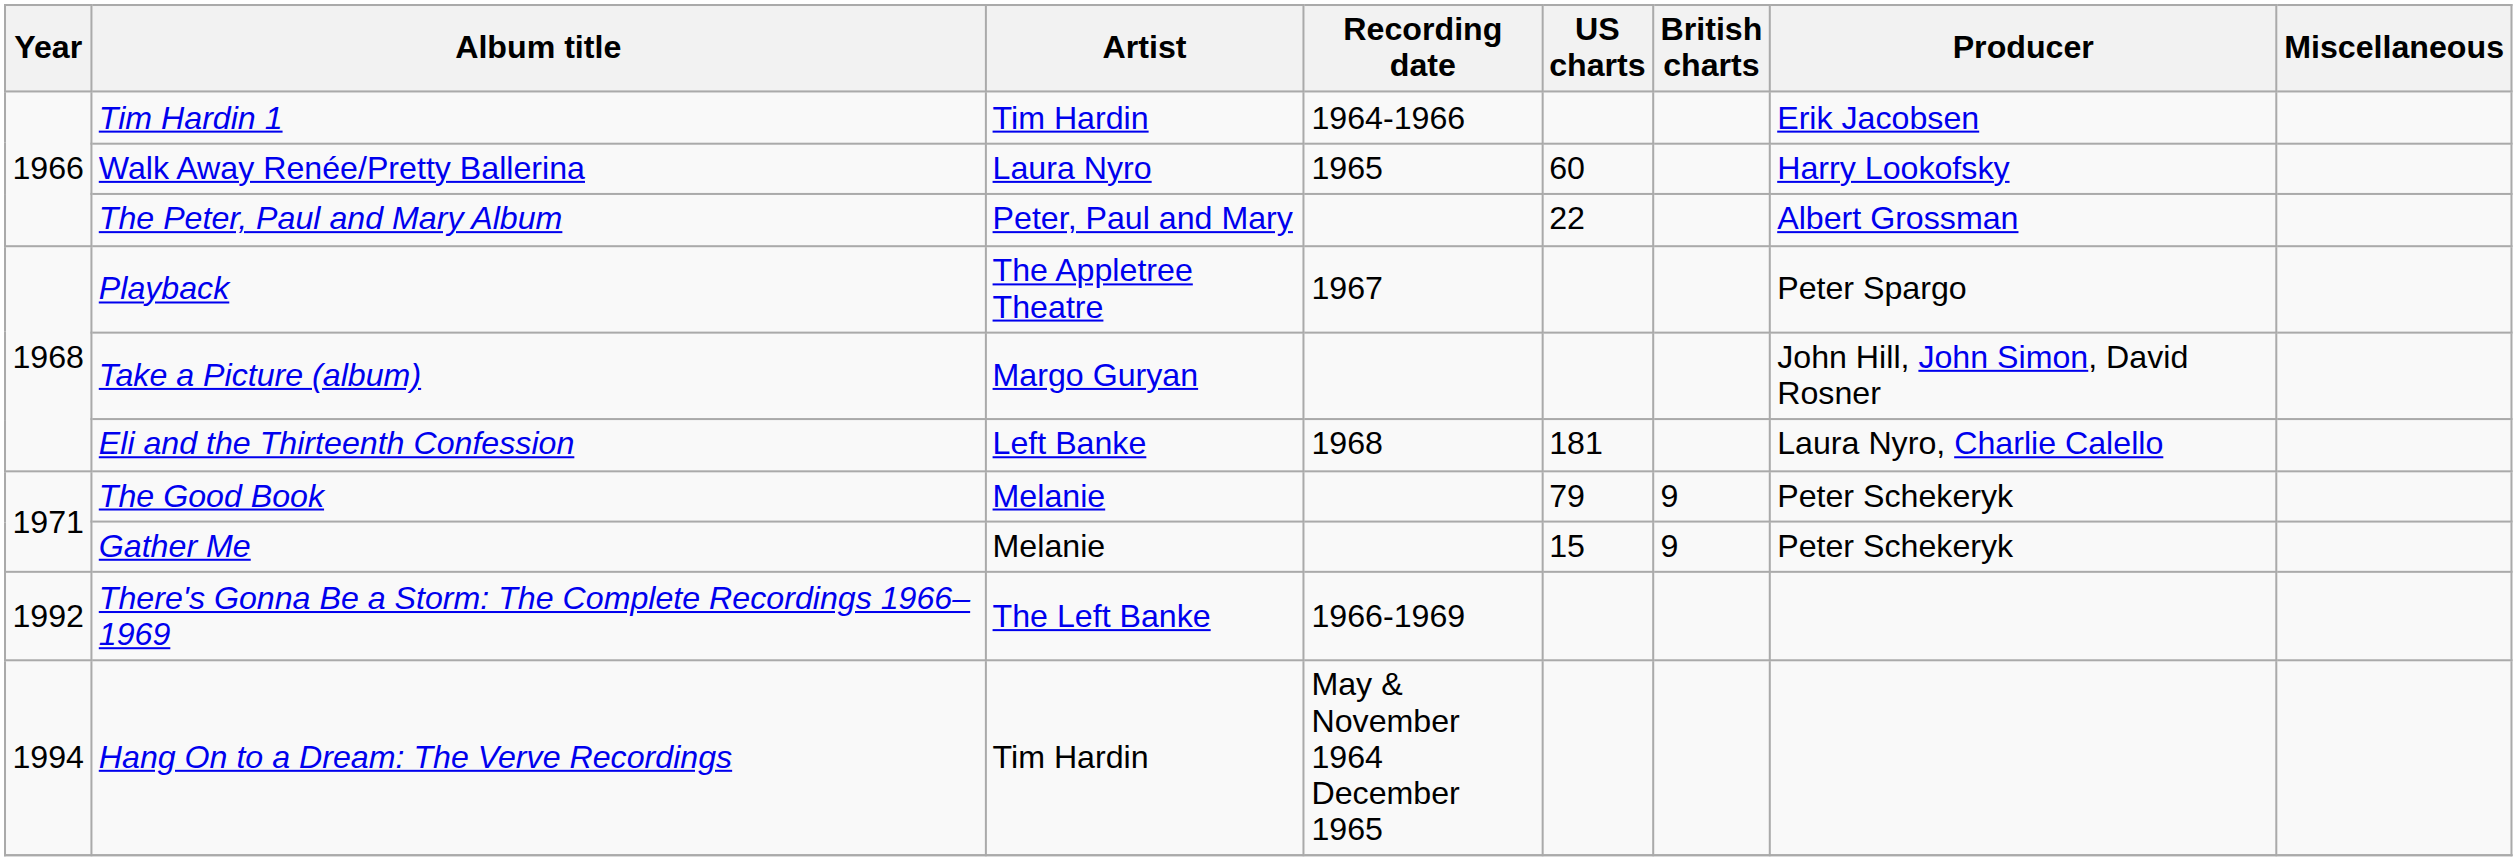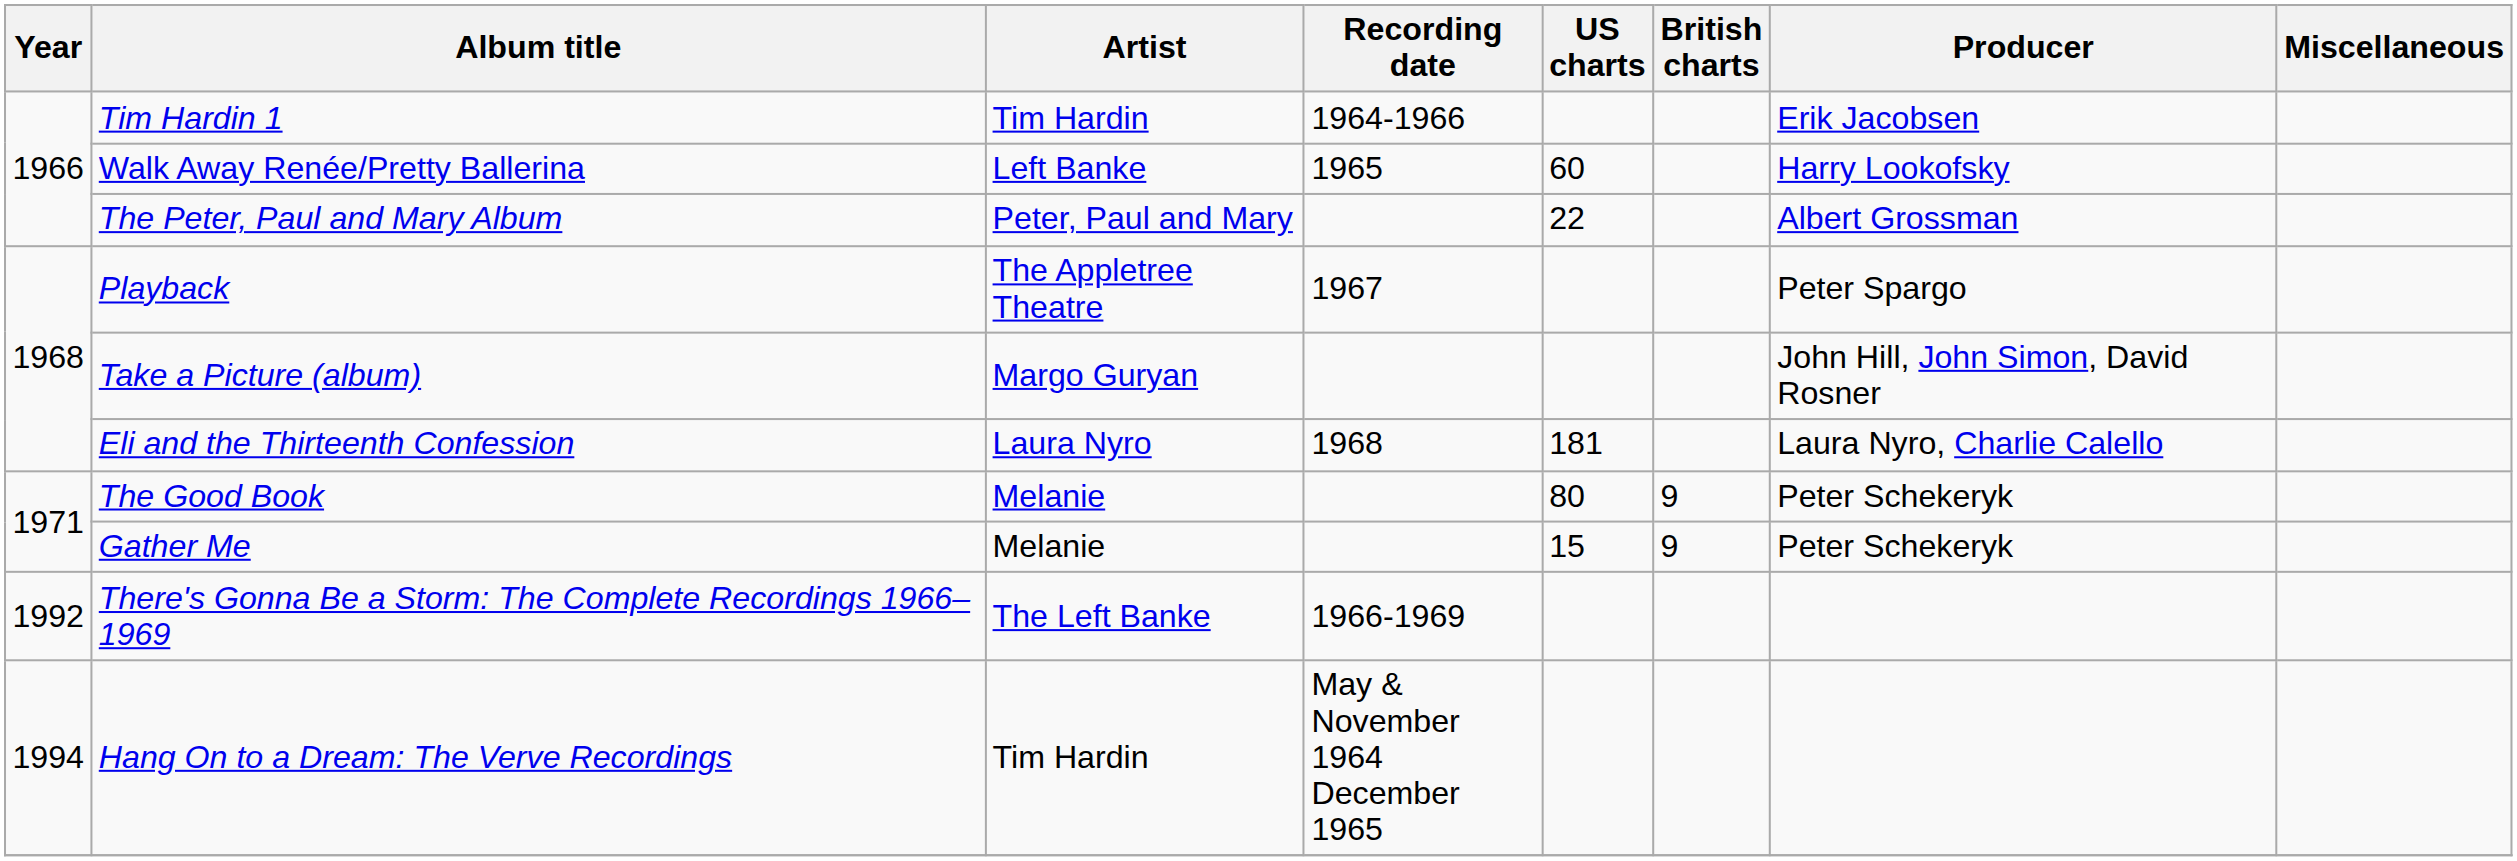(1072, 168) Laura Nyro -> (1069, 168) Left Banke
(1069, 444) Left Banke -> (1072, 444) Laura Nyro
(1567, 495) 79 -> (1567, 495) 80
